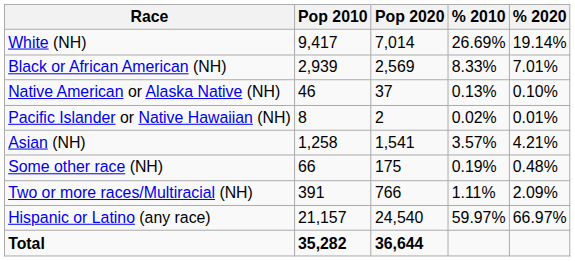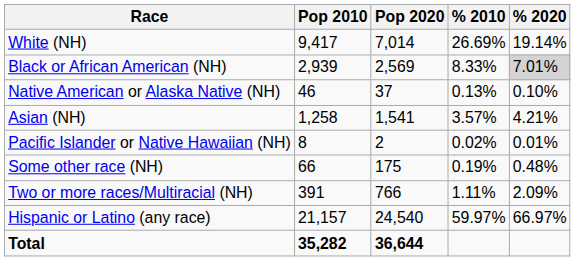(535, 67) no background -> (535, 67) lightgrey background
rows swapped: (47, 142) <-> (149, 117)
